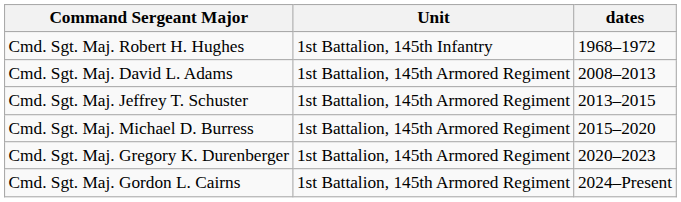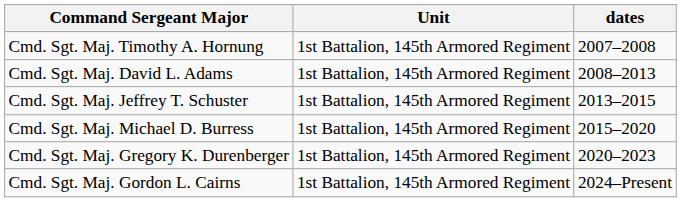- row: (126, 45)
+ row: (136, 45)
